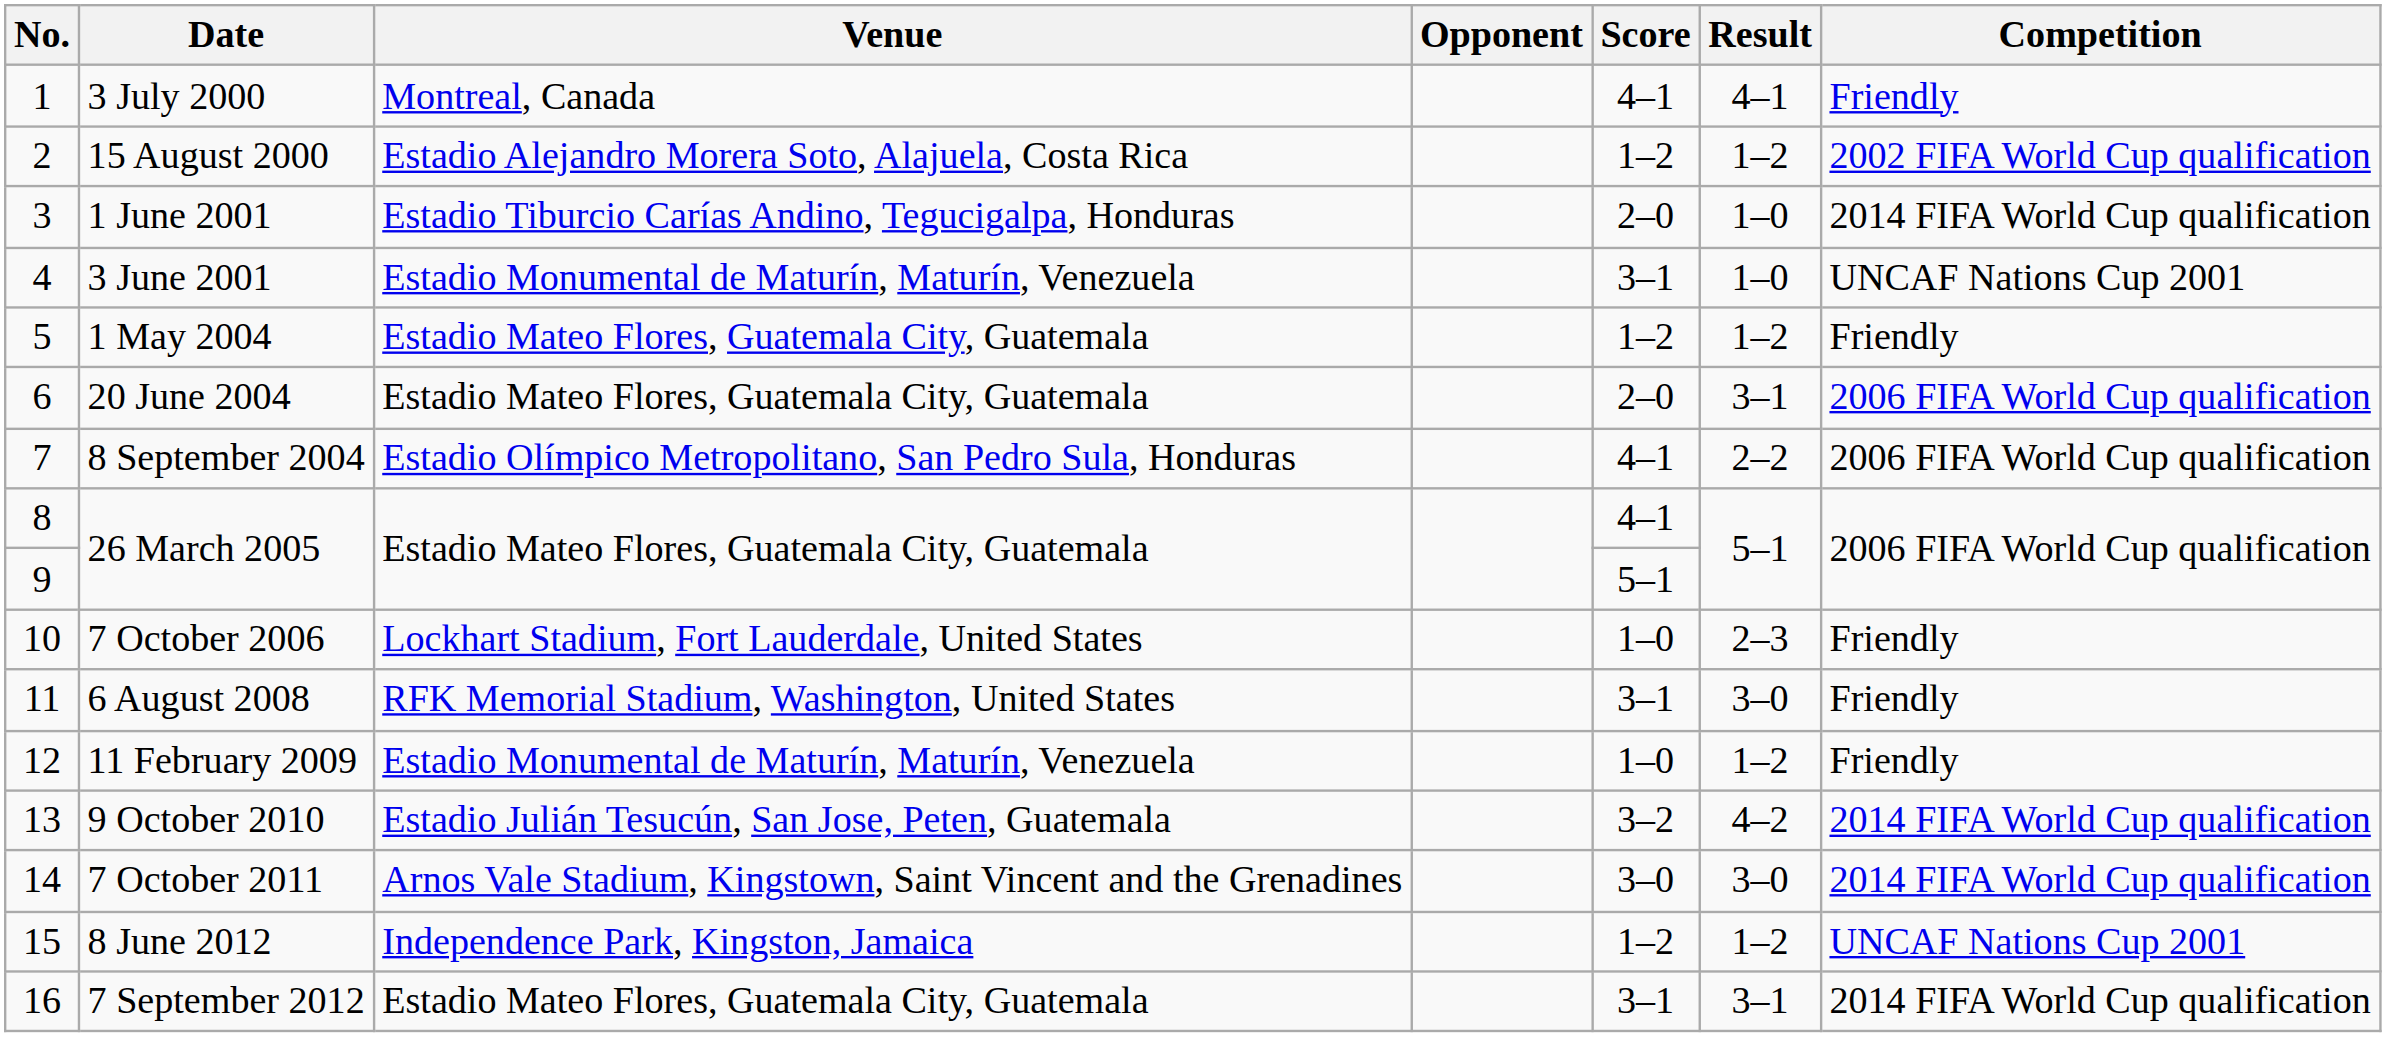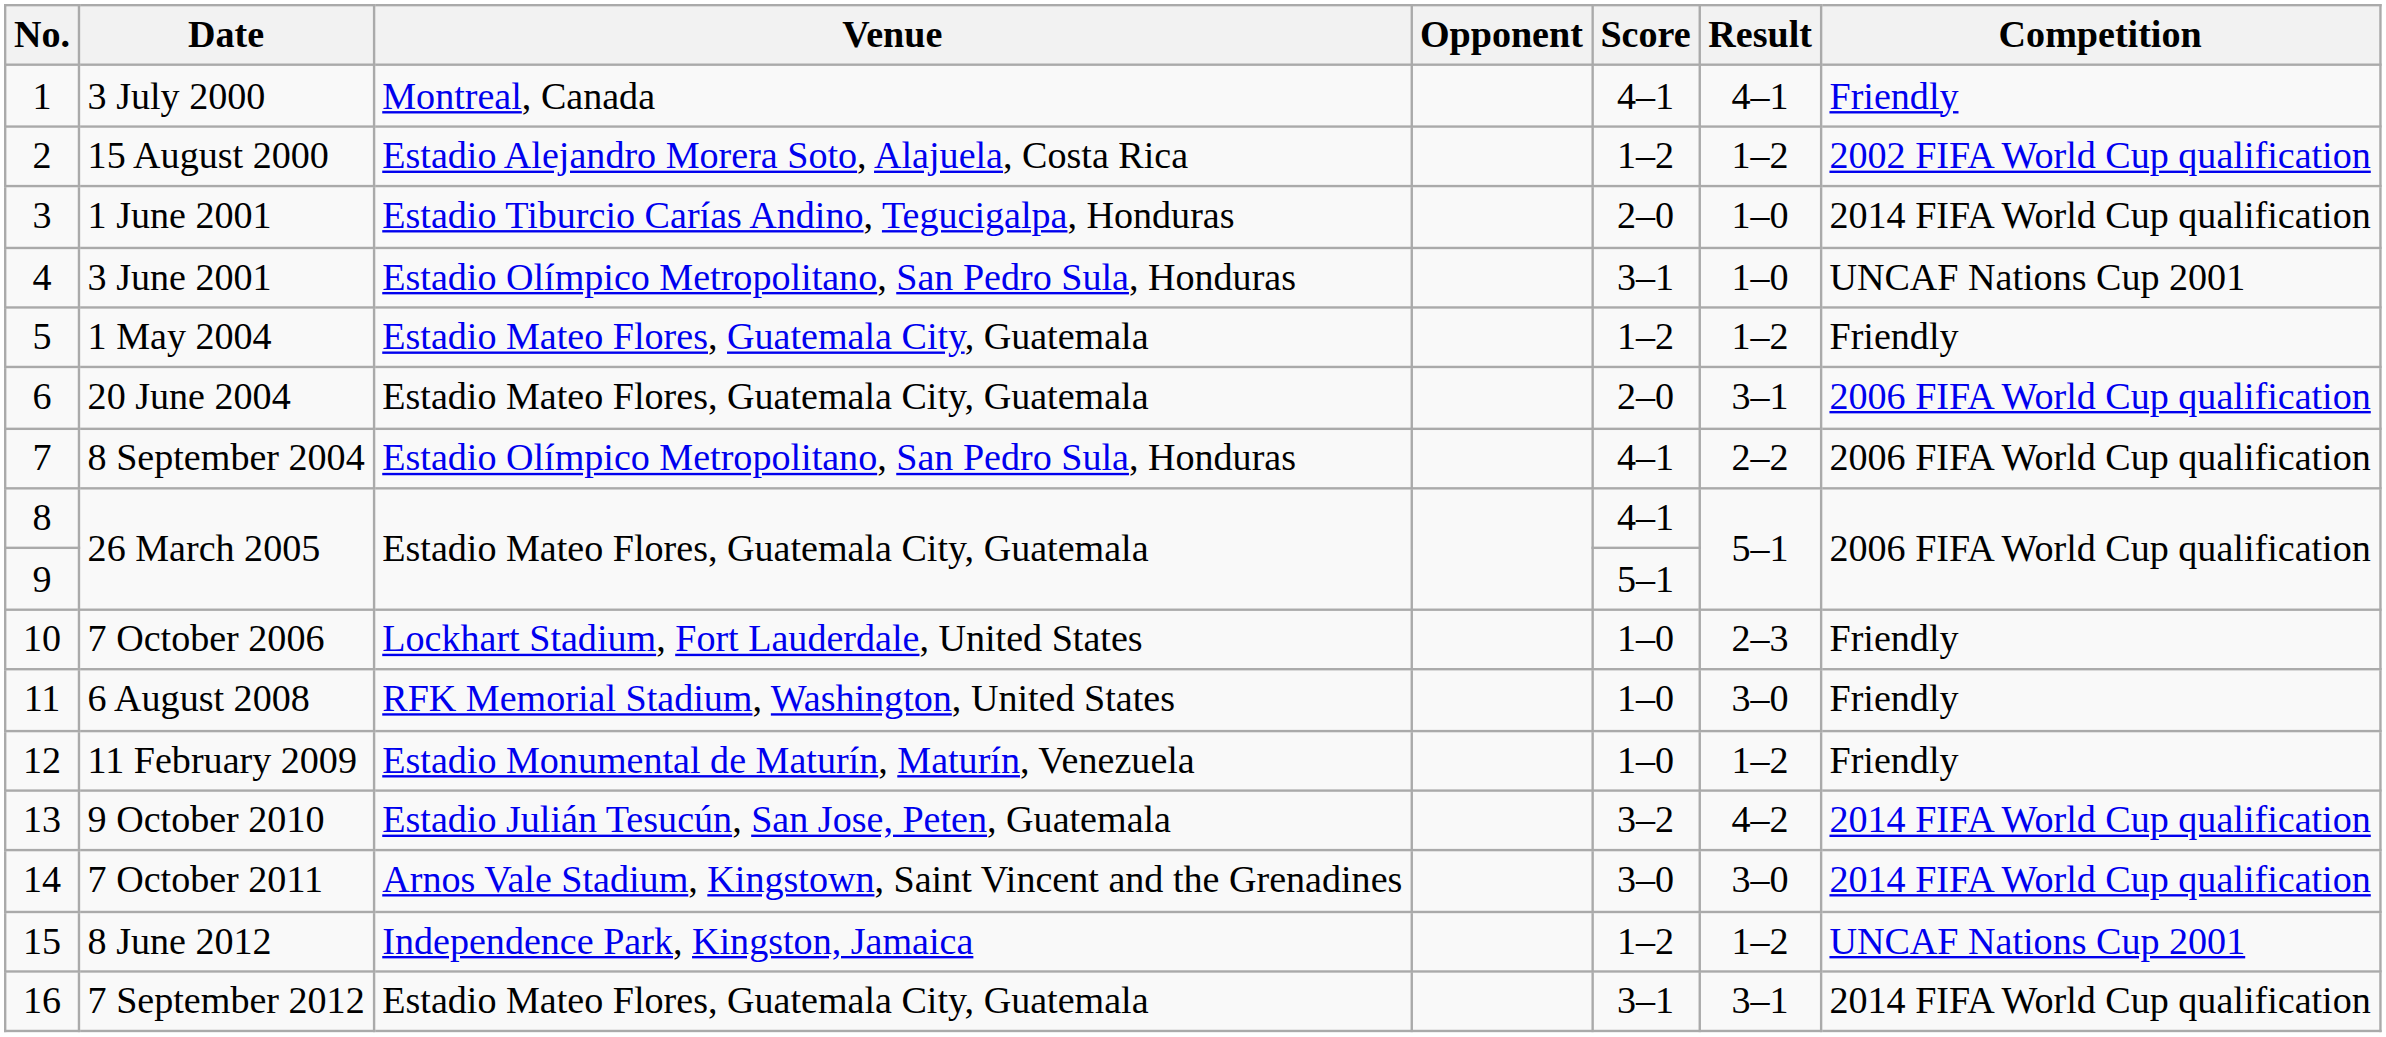(789, 276) Estadio Monumental de Maturín, Maturín, Venezuela -> (839, 276) Estadio Olímpico Metropolitano, San Pedro Sula, Honduras
(1646, 699) 3–1 -> (1646, 699) 1–0
